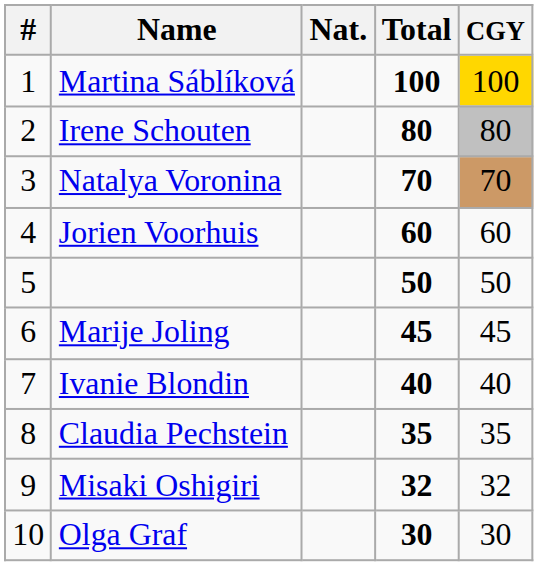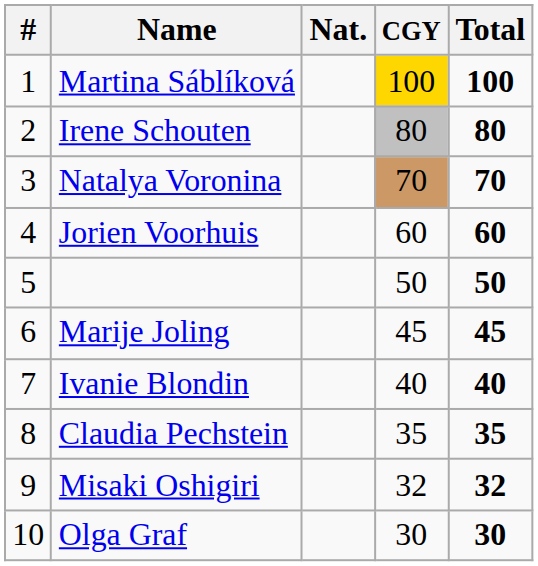columns swapped: (496, 31) <-> (417, 29)
